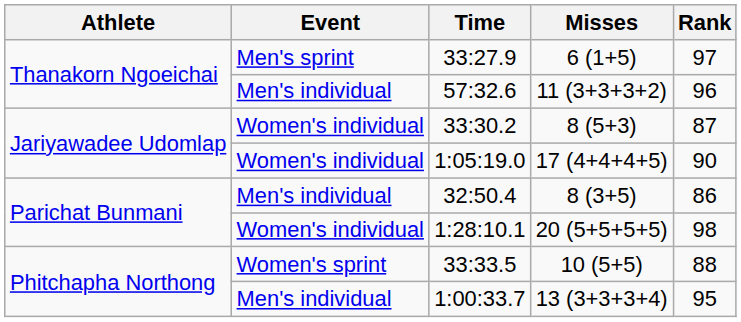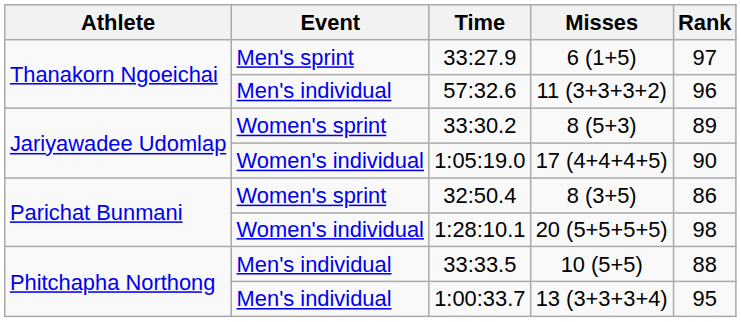(330, 126) Women's individual -> (311, 126) Women's sprint
(705, 126) 87 -> (705, 126) 89
(314, 195) Men's individual -> (311, 195) Women's sprint
(311, 265) Women's sprint -> (314, 265) Men's individual
